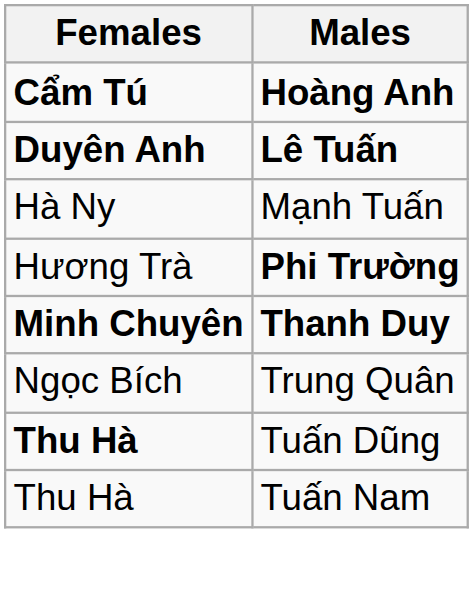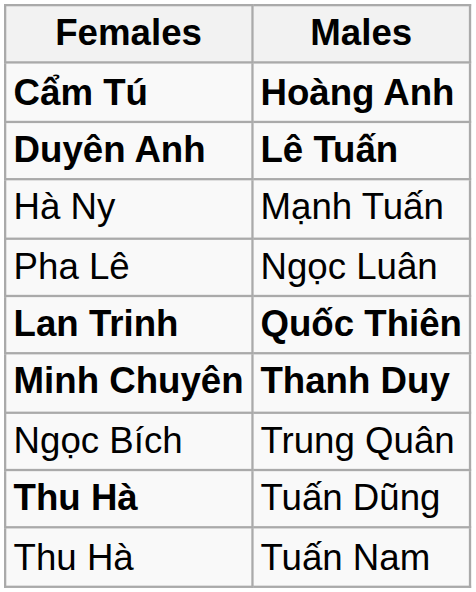+ row: (349, 265)
- row: (360, 265)
+ row: (361, 324)
